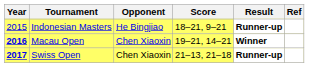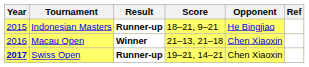columns swapped: (143, 12) <-> (259, 12)
(17, 41) bold -> (17, 41) normal
(203, 41) 19–21, 14–21 -> (195, 41) 21–13, 21–18
(203, 56) 21–13, 21–18 -> (195, 56) 19–21, 14–21
